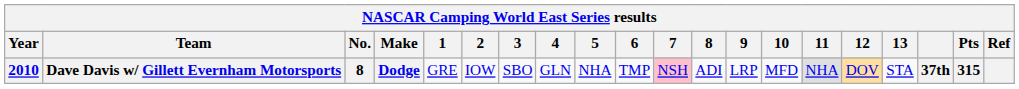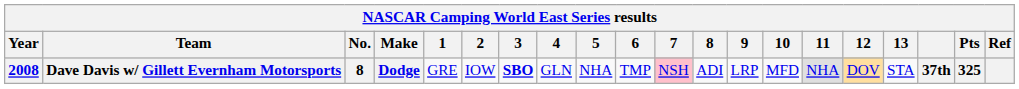(24, 70) 2010 -> (24, 70) 2008
(518, 70) normal -> (518, 70) bold
(969, 70) 315 -> (970, 70) 325
